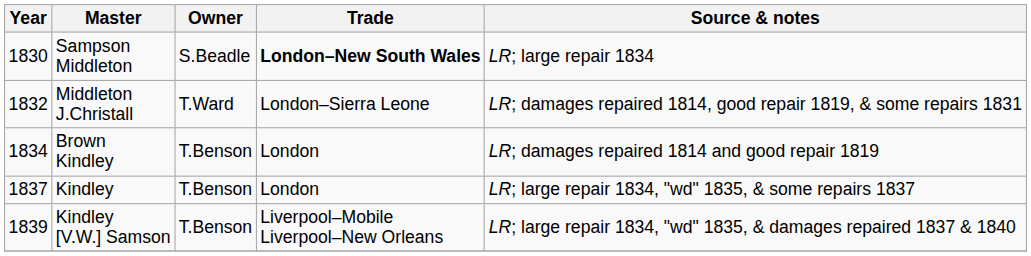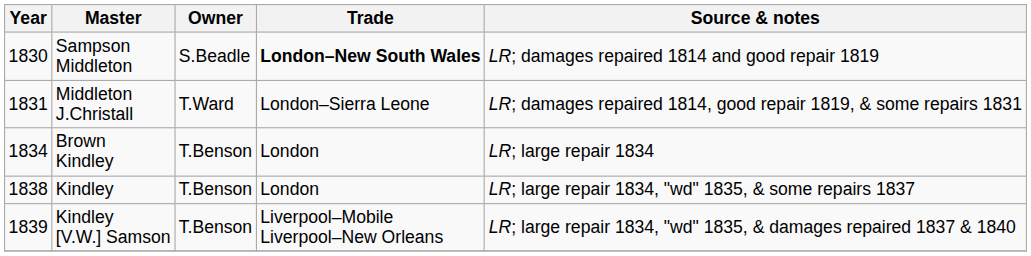(571, 56) LR; large repair 1834 -> (684, 56) LR; damages repaired 1814 and good repair 1819
(28, 103) 1832 -> (28, 103) 1831
(684, 151) LR; damages repaired 1814 and good repair 1819 -> (571, 151) LR; large repair 1834
(28, 189) 1837 -> (28, 189) 1838
